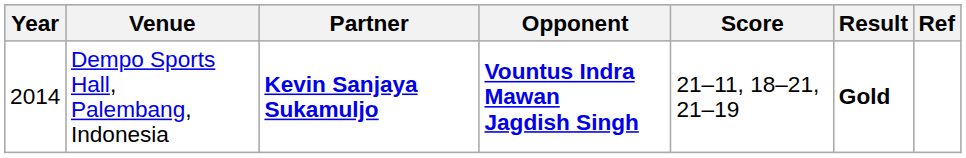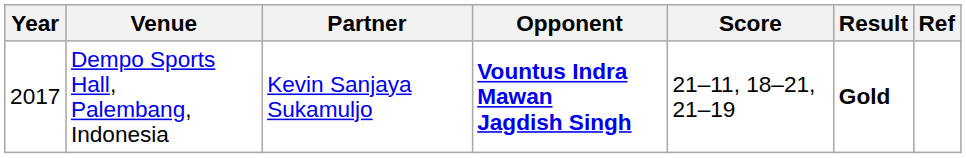(35, 96) 2014 -> (35, 96) 2017
(341, 96) bold -> (339, 96) normal
